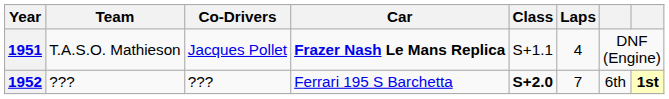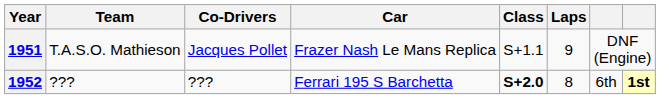(400, 50) bold -> (395, 50) normal
(578, 50) 4 -> (569, 50) 9
(578, 82) 7 -> (569, 82) 8
